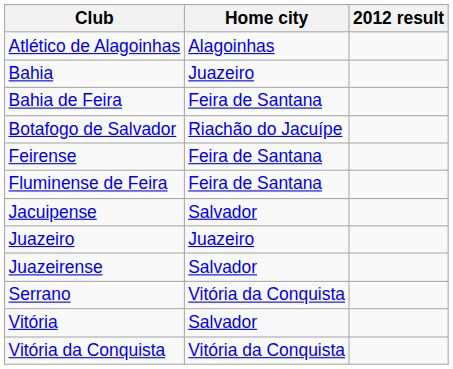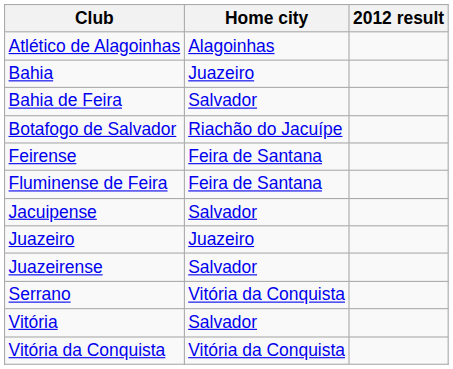(255, 101) Feira de Santana -> (223, 101) Salvador
